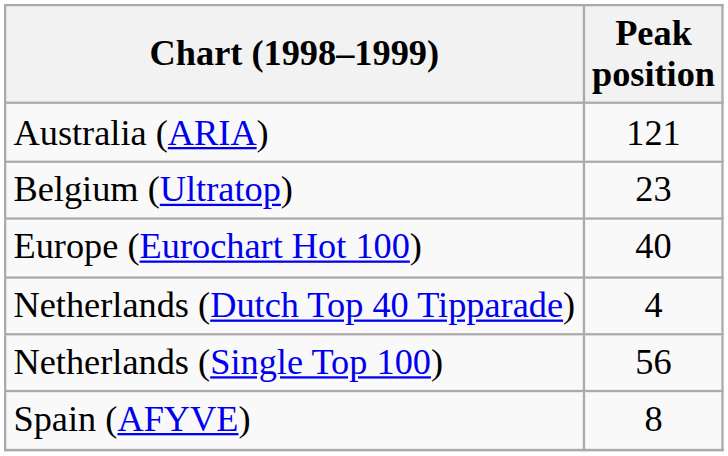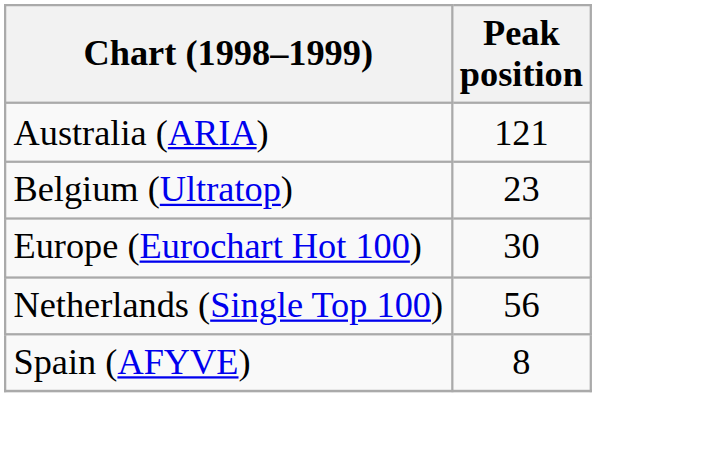(654, 246) 40 -> (521, 246) 30
- row: (294, 304)
